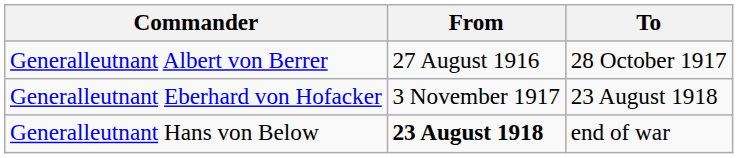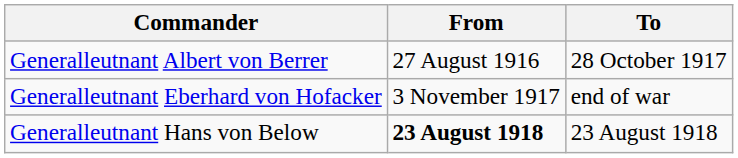(644, 96) 23 August 1918 -> (620, 96) end of war
(620, 133) end of war -> (644, 133) 23 August 1918
